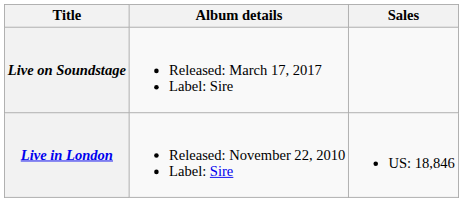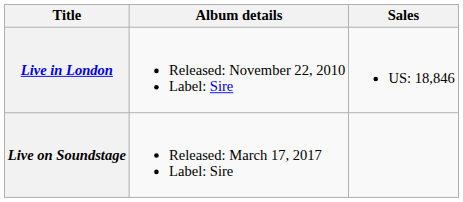rows swapped: (67, 155) <-> (67, 70)
